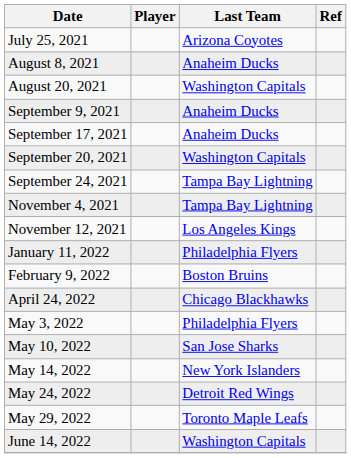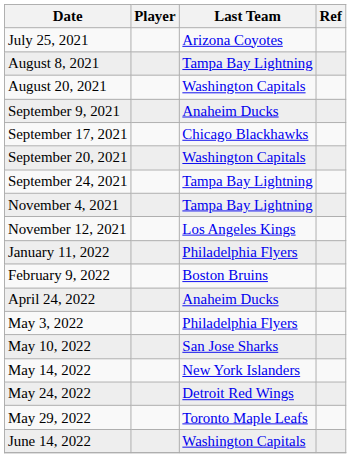(230, 63) Anaheim Ducks -> (248, 63) Tampa Bay Lightning
(230, 134) Anaheim Ducks -> (245, 134) Chicago Blackhawks
(245, 299) Chicago Blackhawks -> (230, 299) Anaheim Ducks
